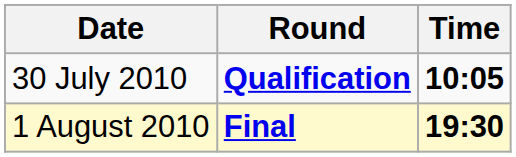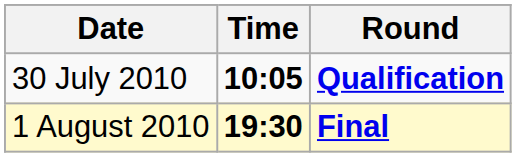columns swapped: (465, 28) <-> (317, 28)
